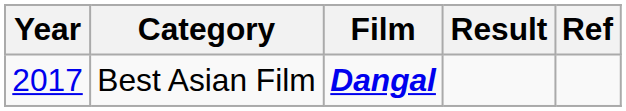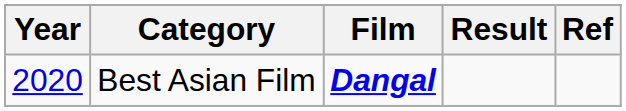(48, 79) 2017 -> (48, 79) 2020
